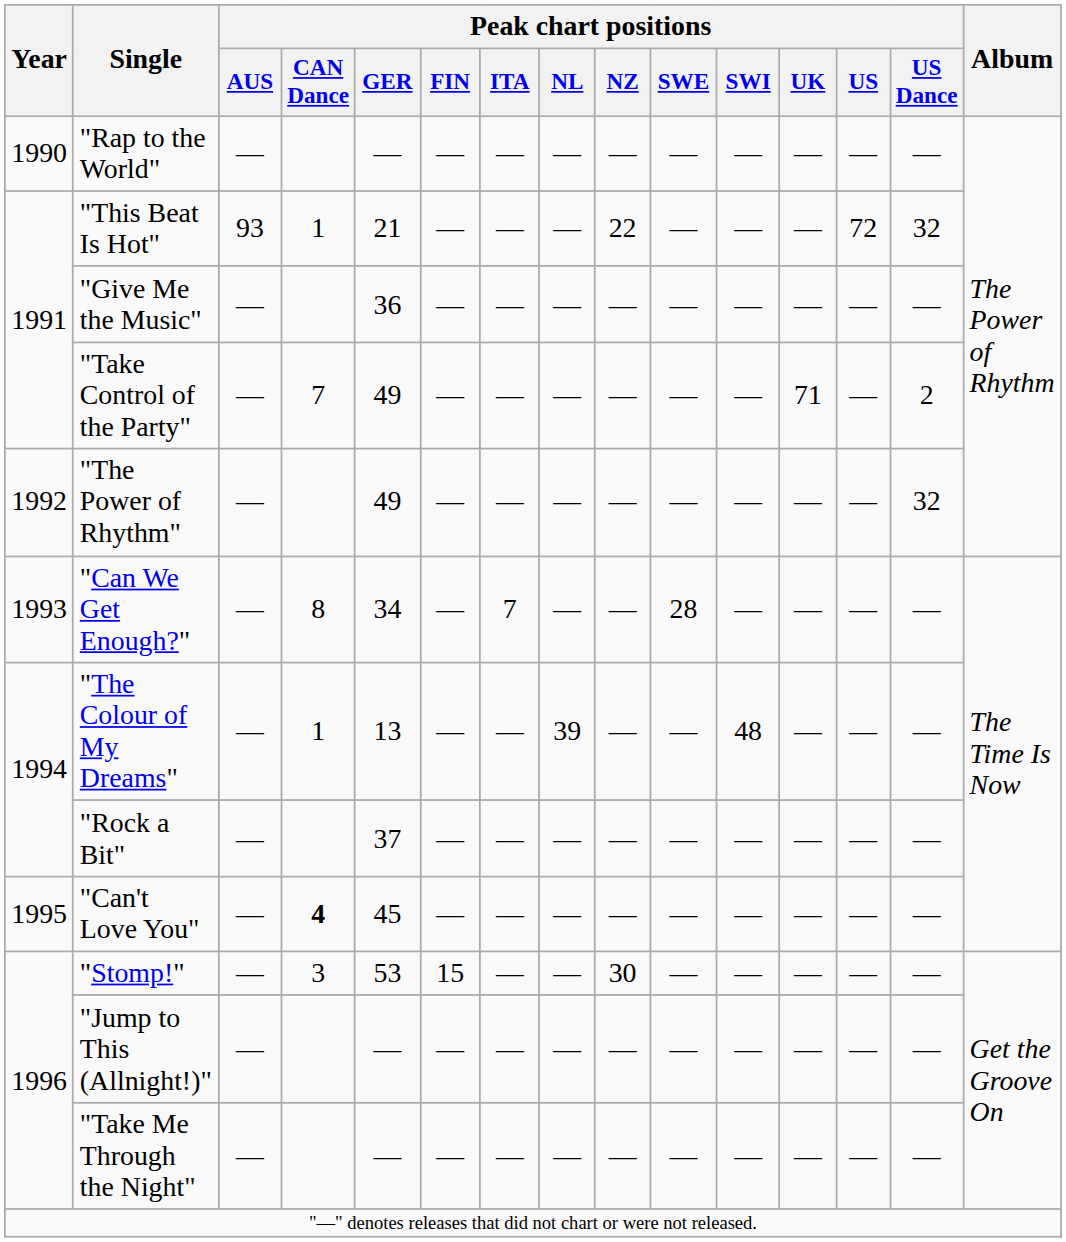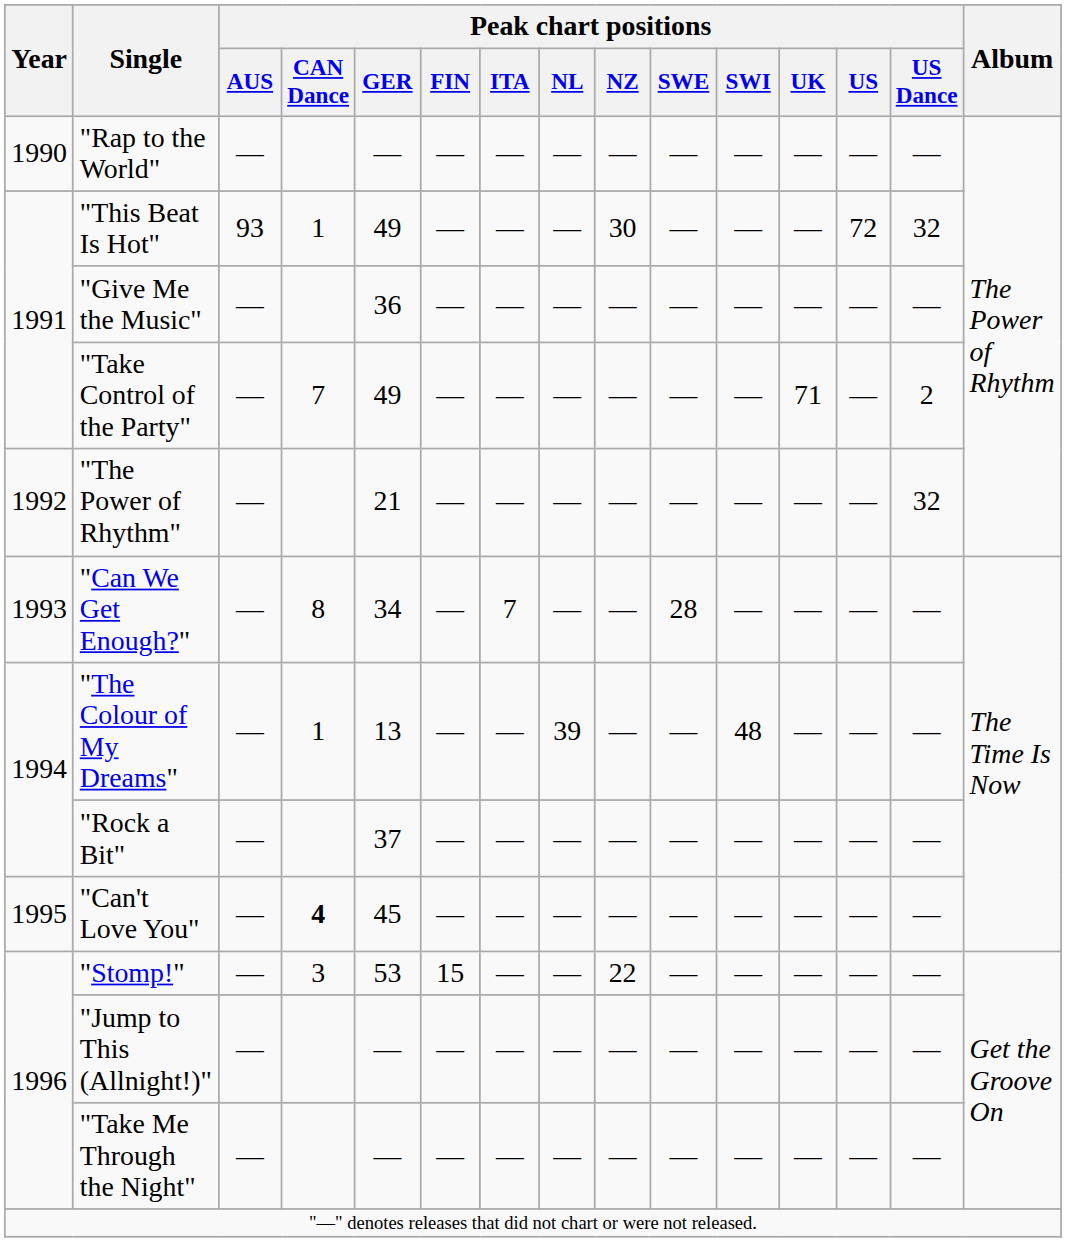(387, 228) 21 -> (387, 228) 49
(623, 228) 22 -> (623, 228) 30
(387, 501) 49 -> (387, 501) 21
(623, 973) 30 -> (623, 973) 22
